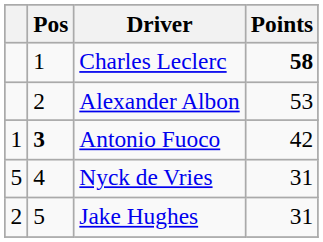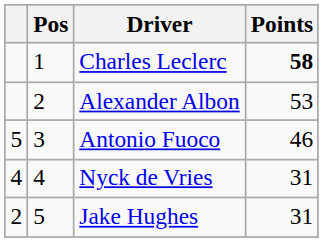(16, 139) 1 -> (16, 139) 5
(39, 139) bold -> (39, 139) normal
(301, 139) 42 -> (301, 139) 46
(16, 177) 5 -> (16, 177) 4
